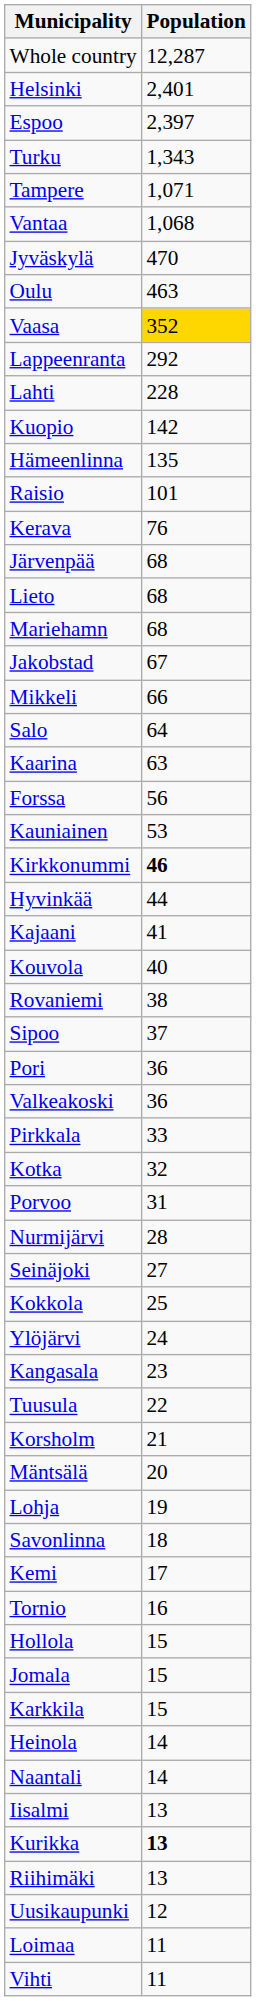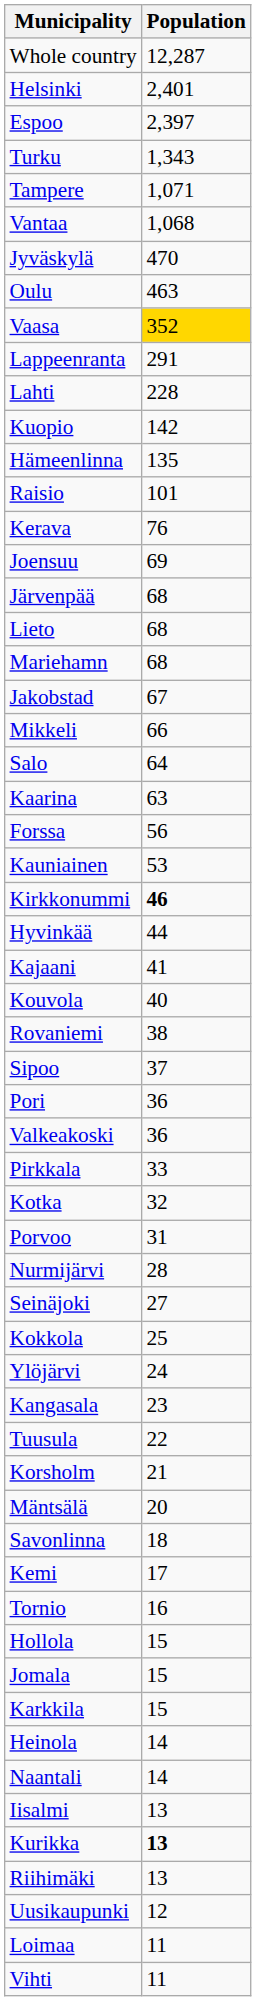(162, 358) 292 -> (162, 358) 291
+ row: (44, 561)
- row: (34, 1506)
